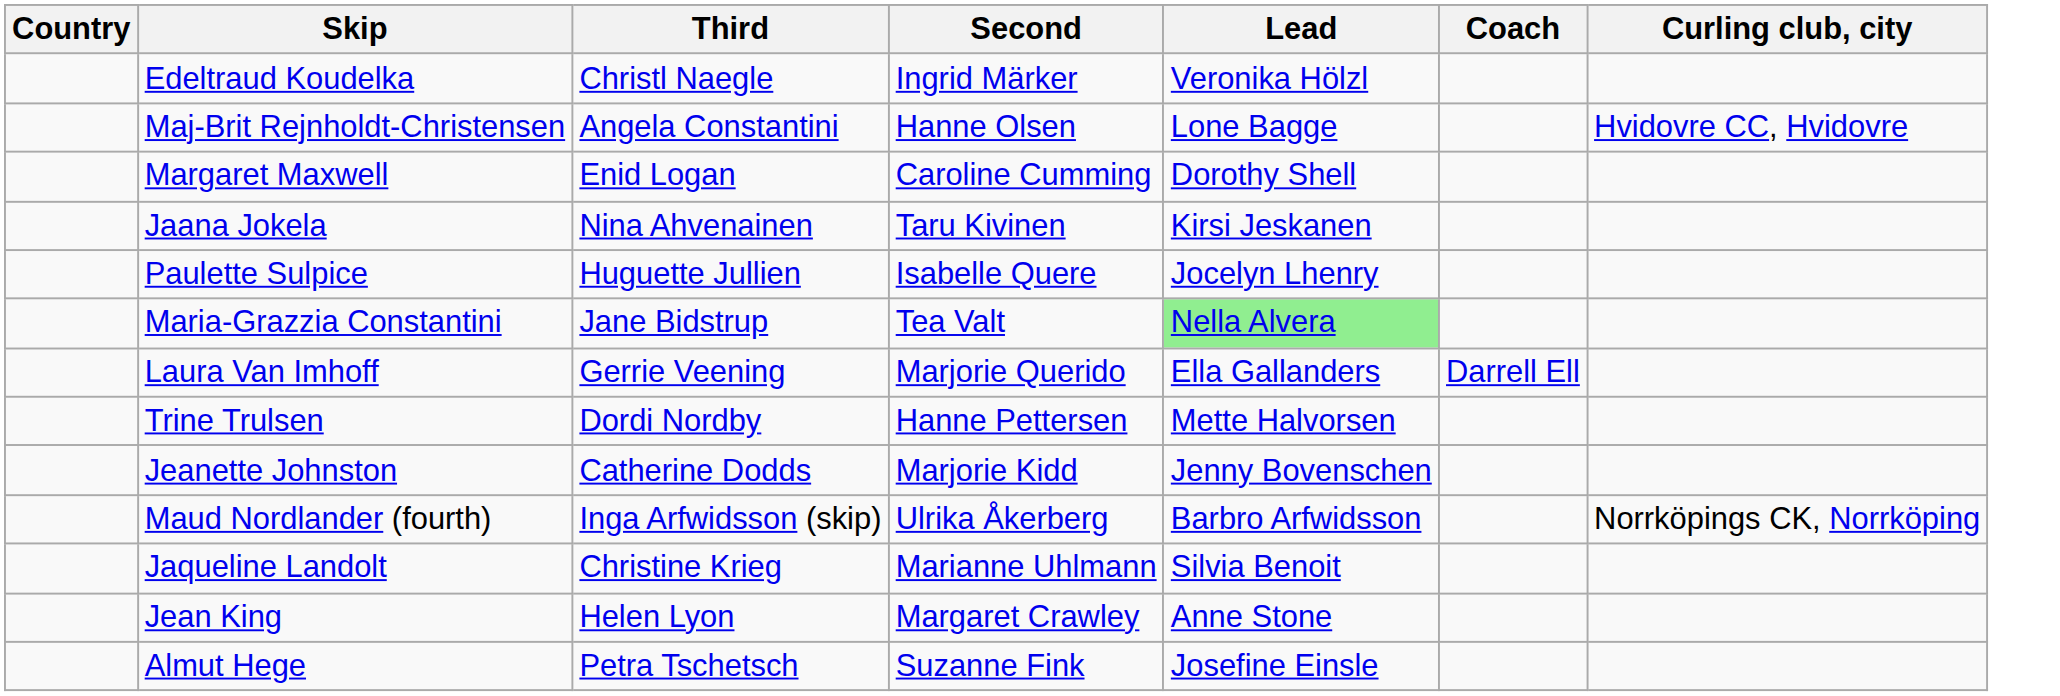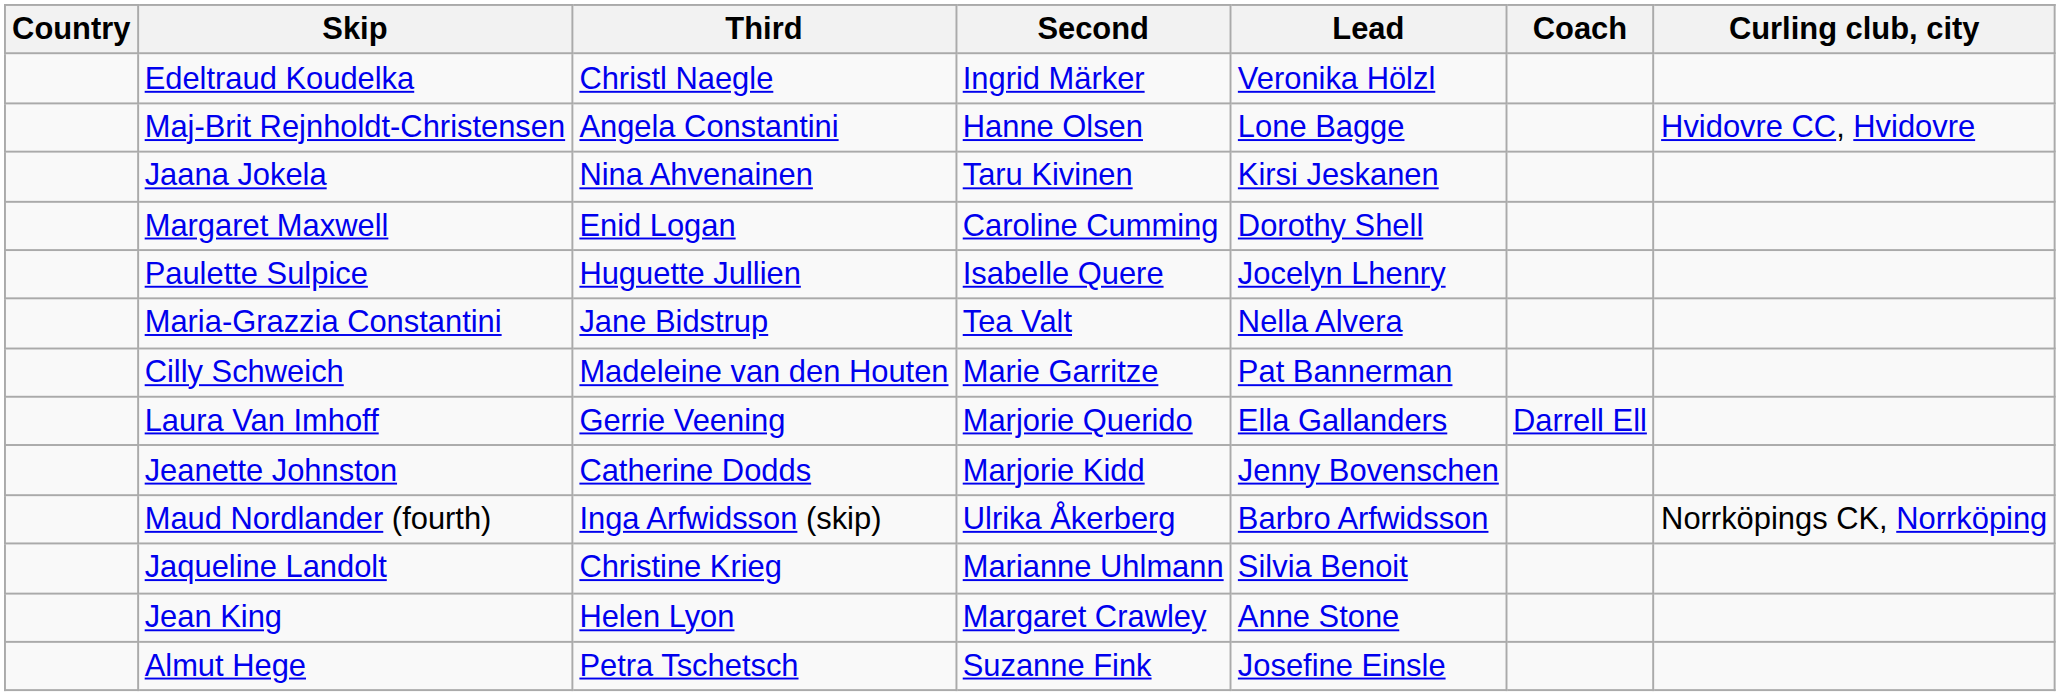rows swapped: (267, 175) <-> (236, 224)
(1253, 322) lightgreen background -> (1320, 322) no background
+ row: (244, 371)
- row: (234, 420)
